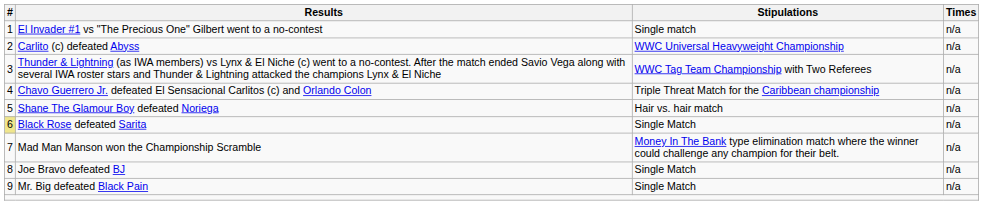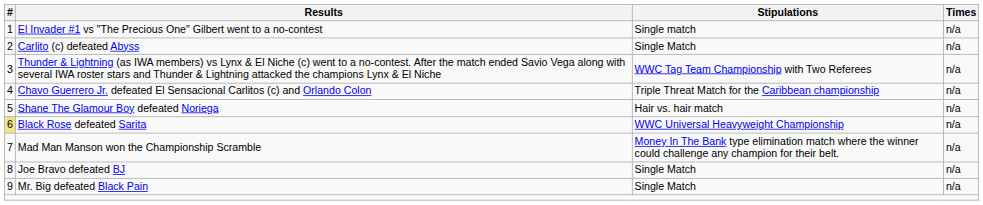(739, 46) WWC Universal Heavyweight Championship -> (665, 46) Single Match
(665, 124) Single Match -> (739, 124) WWC Universal Heavyweight Championship
